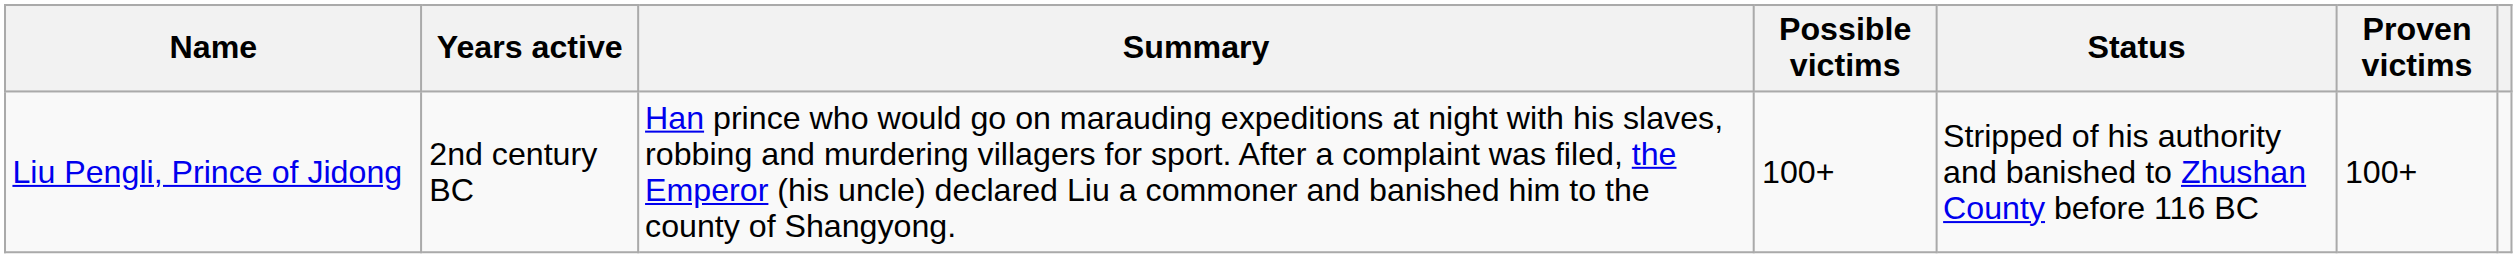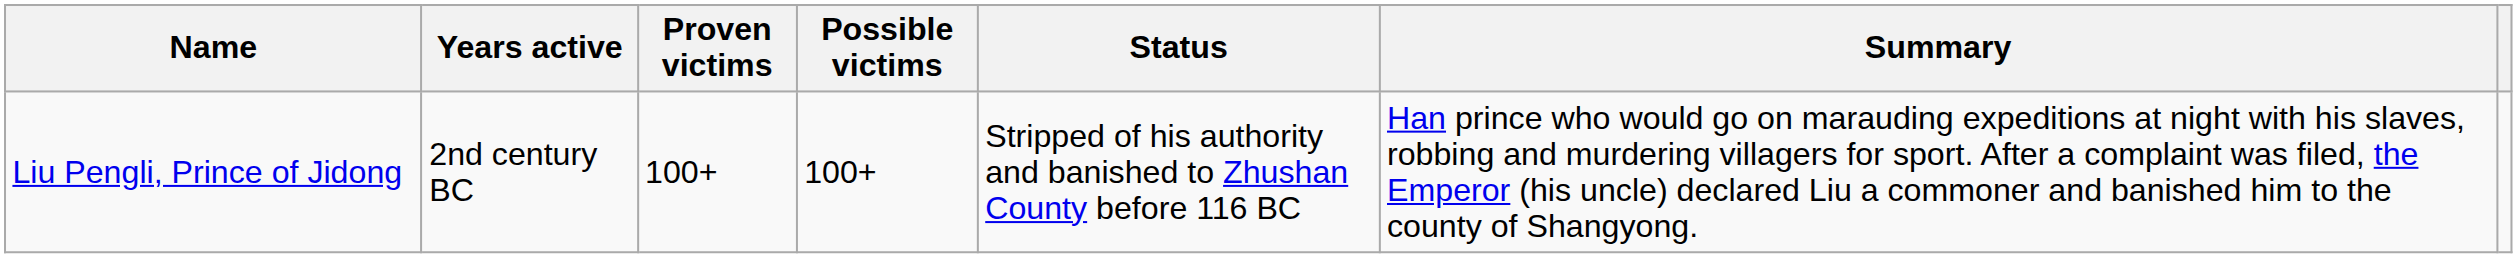columns swapped: (2417, 48) <-> (1196, 48)
